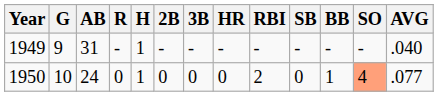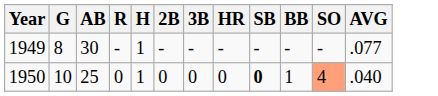- column: (270, 18)
(58, 47) 9 -> (58, 47) 8
(89, 47) 31 -> (89, 47) 30
(406, 47) .040 -> (366, 47) .077
(89, 76) 24 -> (89, 76) 25
(299, 76) normal -> (258, 76) bold
(406, 76) .077 -> (366, 76) .040
